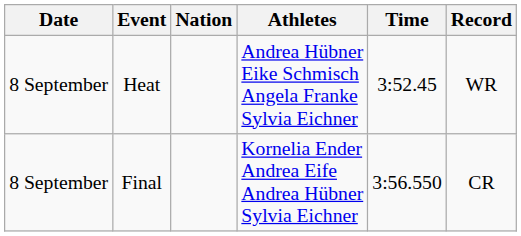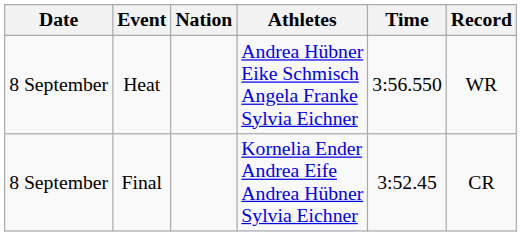(407, 84) 3:52.45 -> (407, 84) 3:56.550
(407, 182) 3:56.550 -> (407, 182) 3:52.45
